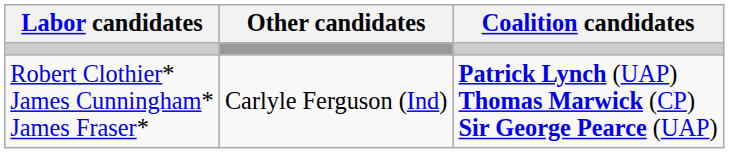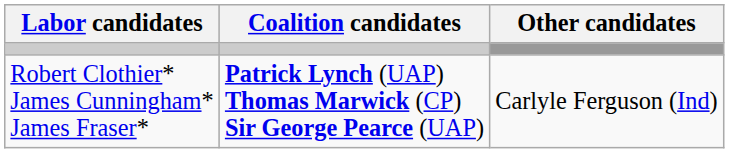columns swapped: (588, 23) <-> (336, 23)
